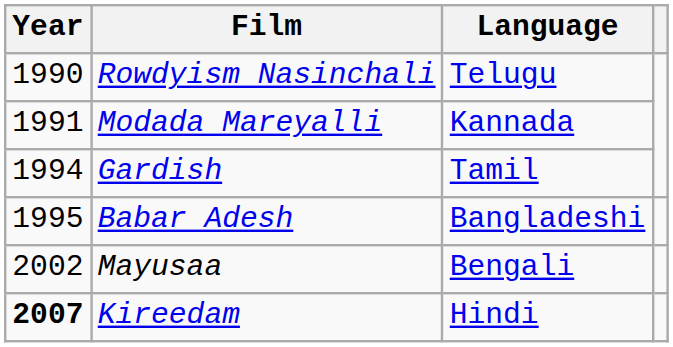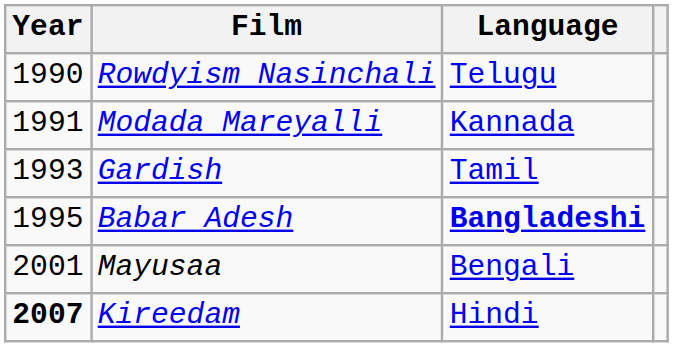(48, 173) 1994 -> (48, 173) 1993
(548, 221) normal -> (548, 221) bold
(48, 269) 2002 -> (48, 269) 2001
